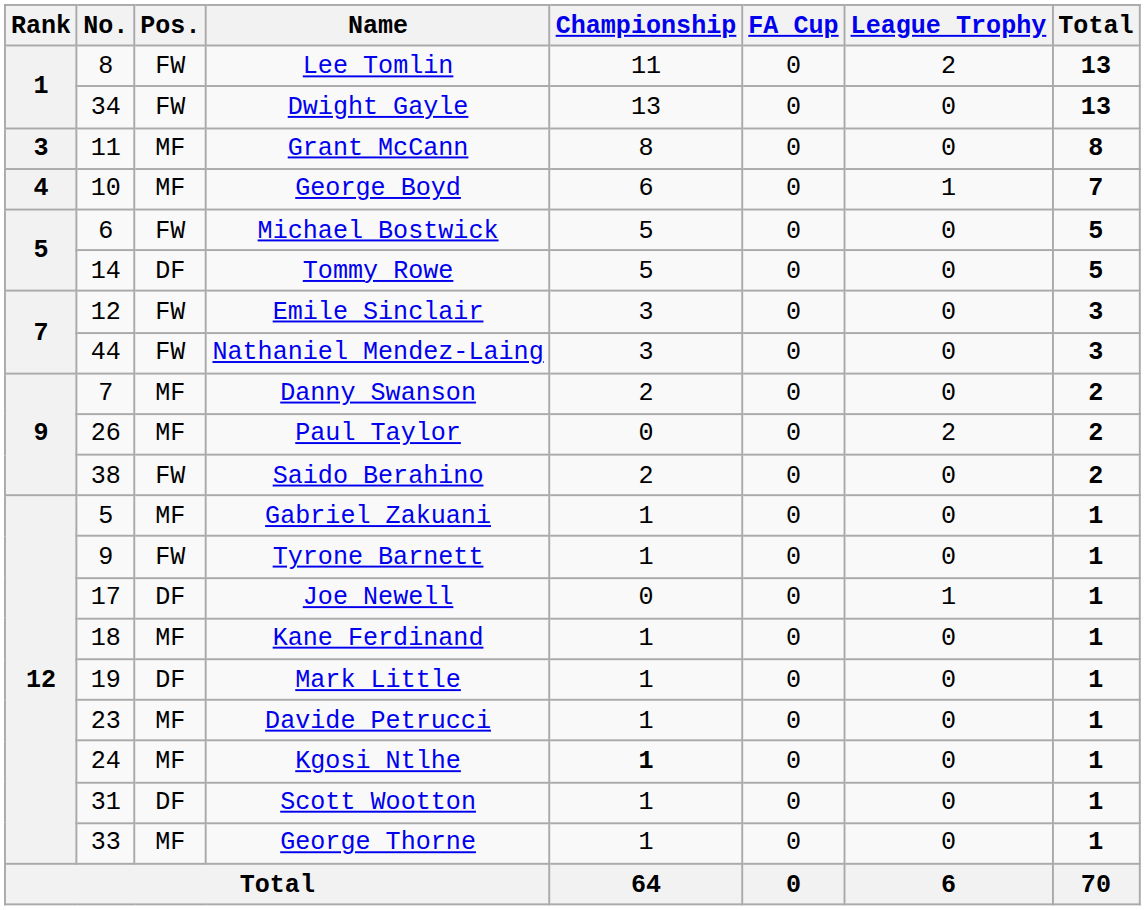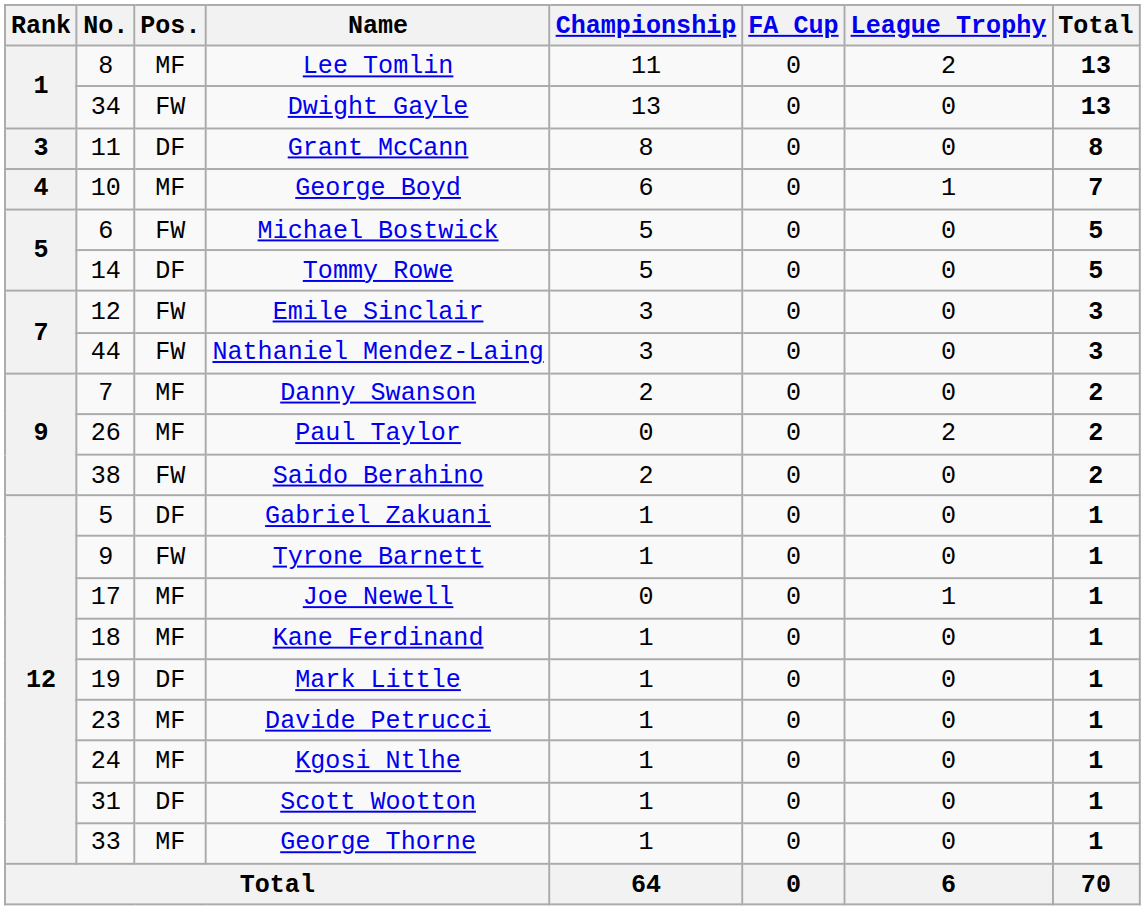(170, 66) FW -> (170, 66) MF
(170, 148) MF -> (170, 148) DF
(170, 516) MF -> (170, 516) DF
(170, 598) DF -> (170, 598) MF
(646, 761) bold -> (646, 761) normal
